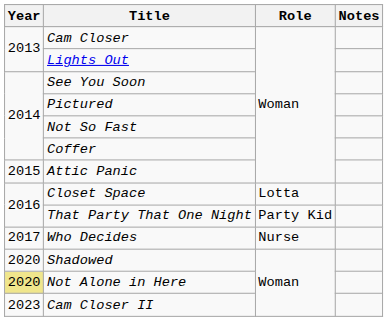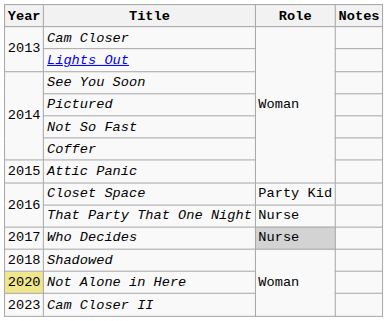(279, 194) Lotta -> (295, 194) Party Kid
(295, 216) Party Kid -> (279, 216) Nurse
(279, 238) no background -> (279, 238) lightgrey background
(24, 260) 2020 -> (24, 260) 2018
